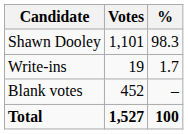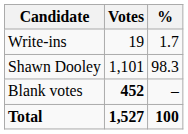rows swapped: (54, 41) <-> (37, 66)
(132, 91) normal -> (132, 91) bold
